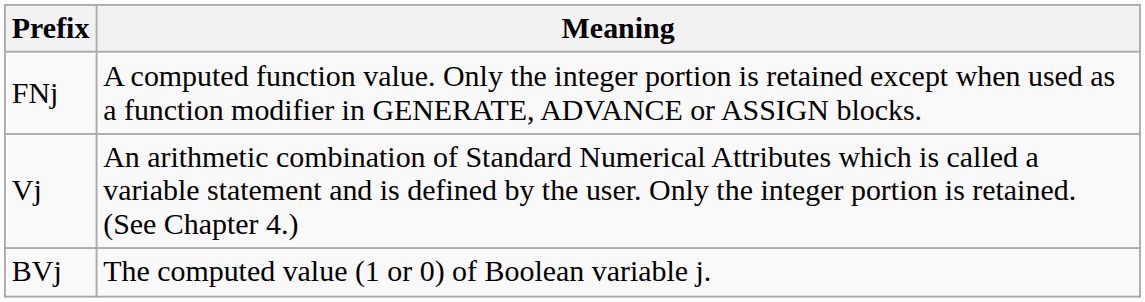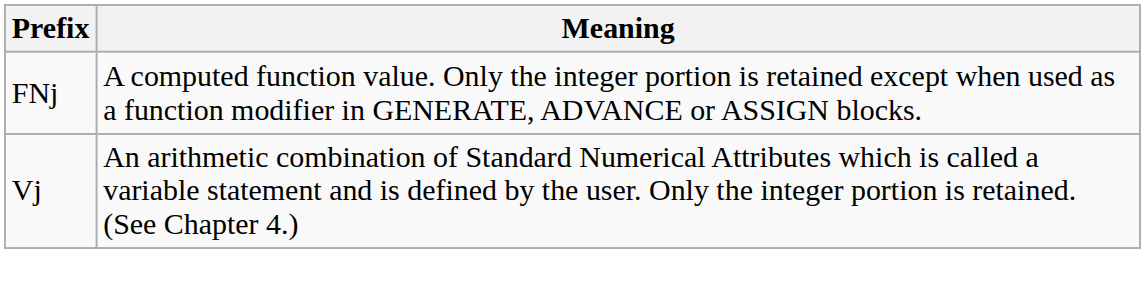- row: (37, 271)
